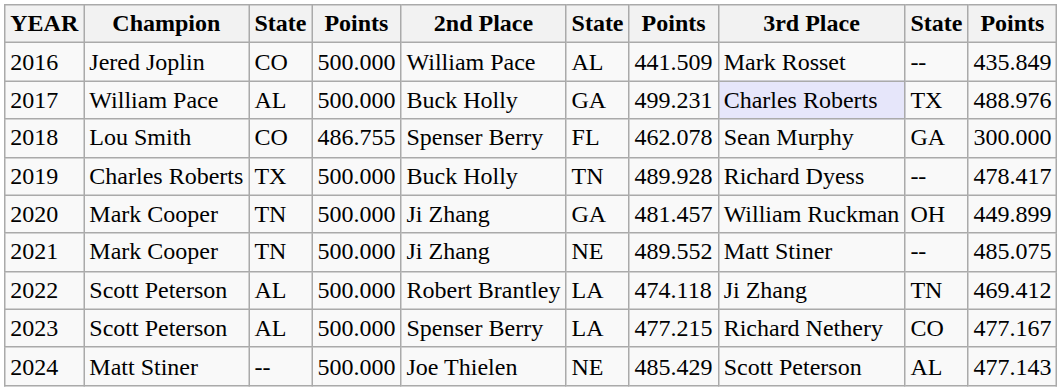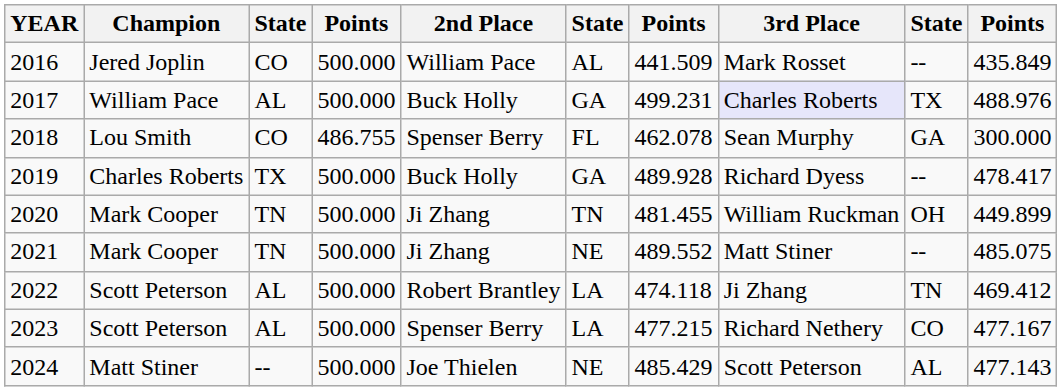(588, 175) TN -> (589, 175) GA
(589, 213) GA -> (588, 213) TN
(674, 213) 481.457 -> (674, 213) 481.455
